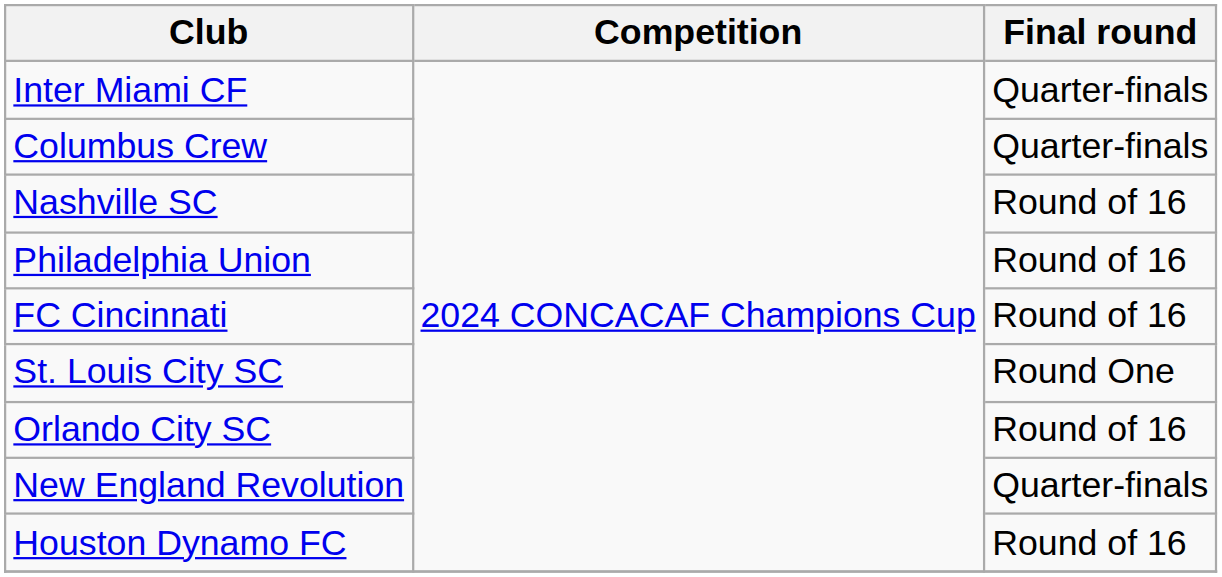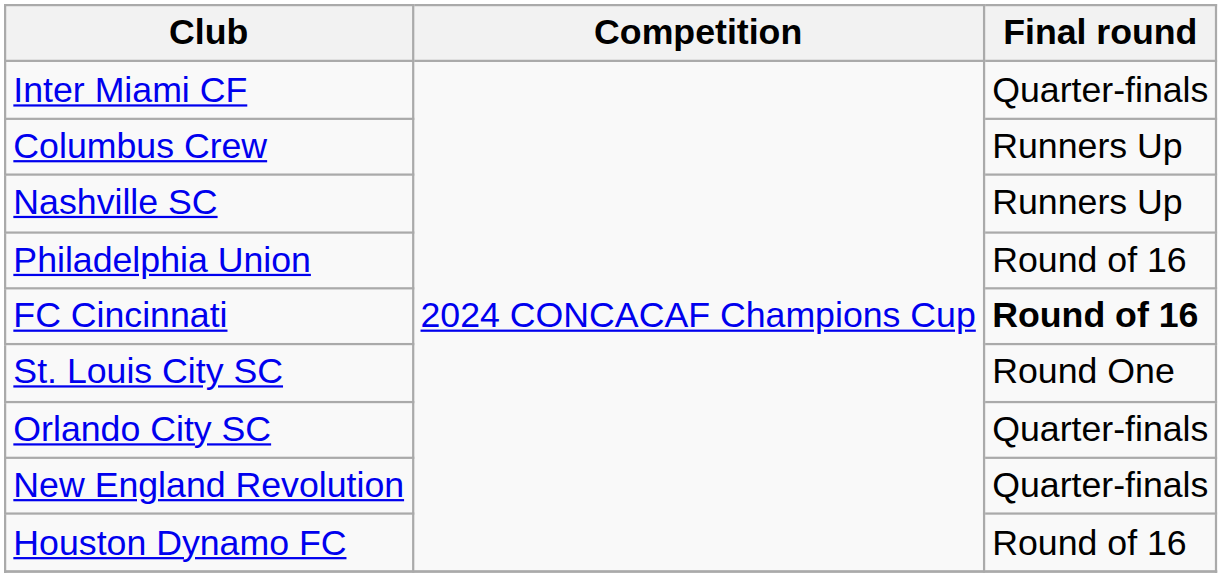(1100, 145) Quarter-finals -> (1087, 145) Runners Up
(1089, 202) Round of 16 -> (1087, 202) Runners Up
(1089, 315) normal -> (1095, 315) bold
(1089, 428) Round of 16 -> (1100, 428) Quarter-finals
